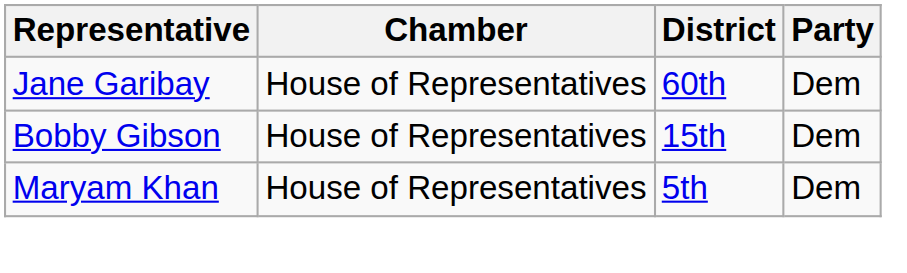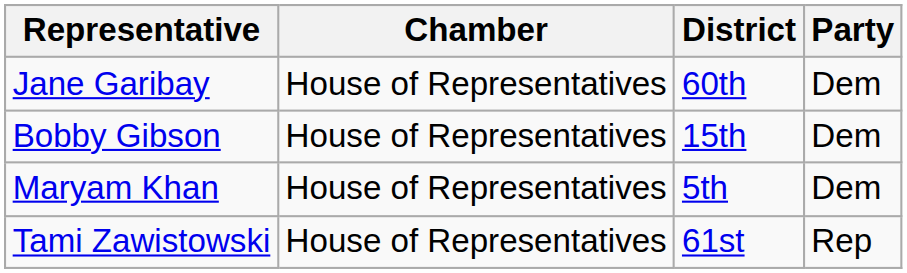+ row: (141, 240)
